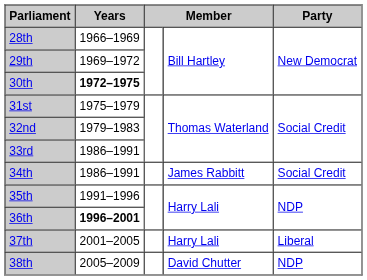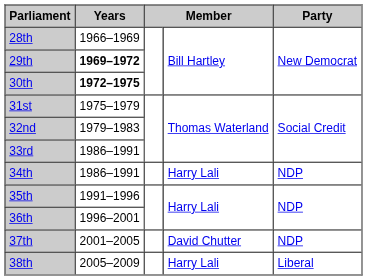(110, 61) normal -> (110, 61) bold
(206, 173) James Rabbitt -> (193, 173) Harry Lali
(312, 173) Social Credit -> (290, 173) NDP
(110, 218) bold -> (110, 218) normal
(193, 241) Harry Lali -> (204, 241) David Chutter
(296, 241) Liberal -> (290, 241) NDP
(204, 263) David Chutter -> (193, 263) Harry Lali
(290, 263) NDP -> (296, 263) Liberal
